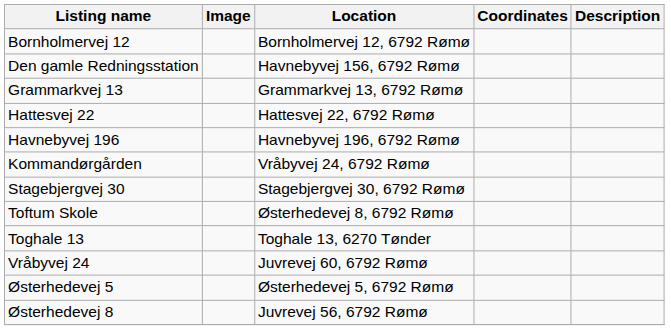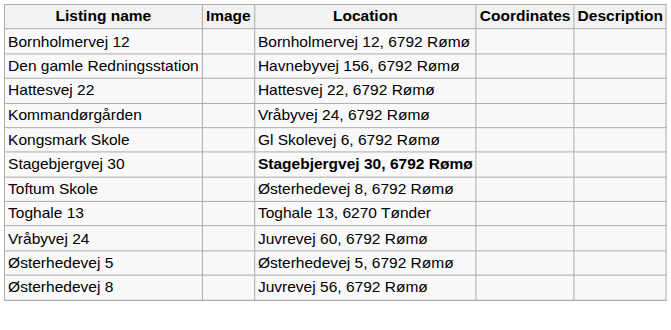- row: (65, 90)
- row: (64, 139)
+ row: (69, 139)
(361, 189) normal -> (365, 164) bold
